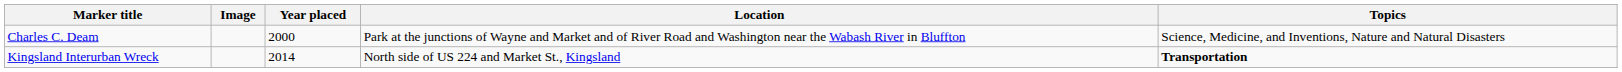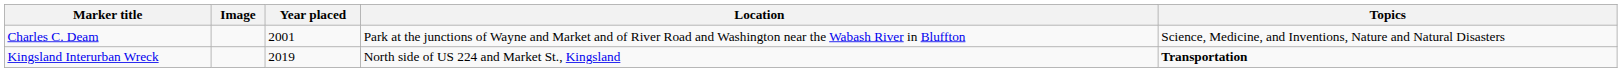(282, 36) 2000 -> (282, 36) 2001
(282, 57) 2014 -> (282, 57) 2019
